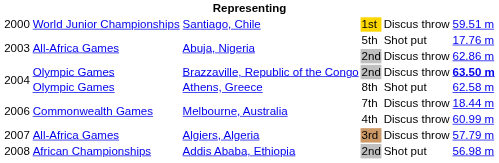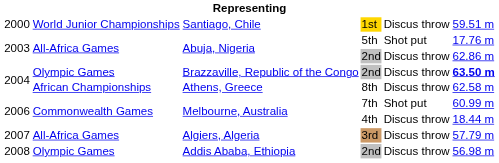(74, 87) Olympic Games -> (92, 87) African Championships
(405, 87) Shot put -> (417, 87) Discus throw
(417, 103) Discus throw -> (405, 103) Shot put
(473, 103) 18.44 m -> (473, 103) 60.99 m
(473, 119) 60.99 m -> (473, 119) 18.44 m
(92, 151) African Championships -> (74, 151) Olympic Games
(405, 151) Shot put -> (417, 151) Discus throw
